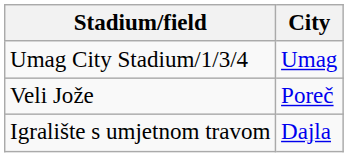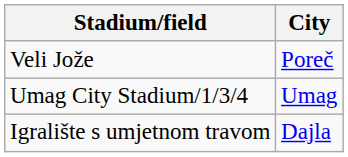rows swapped: (129, 59) <-> (52, 95)
